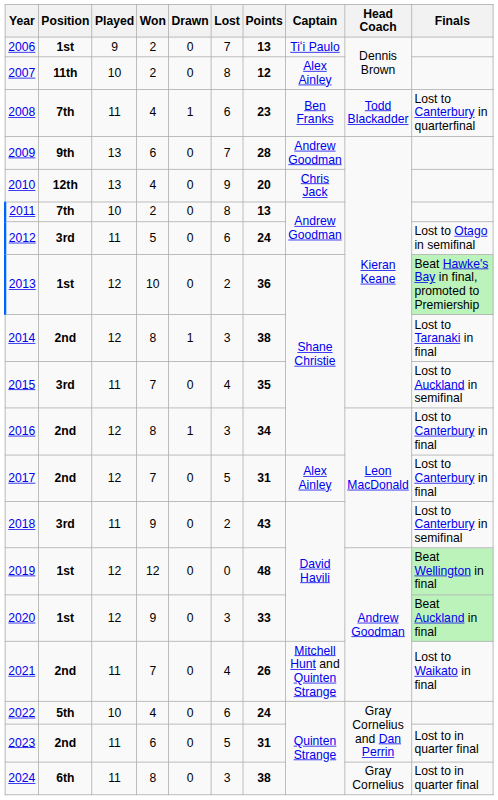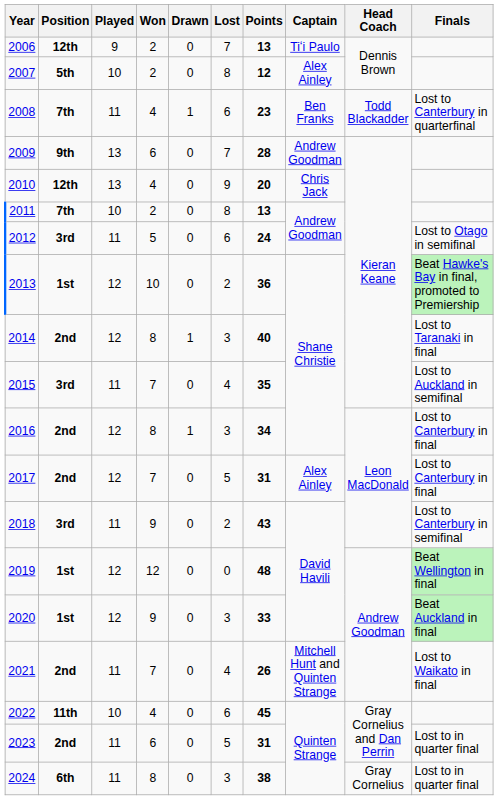(65, 47) 1st -> (65, 47) 12th
(65, 73) 11th -> (65, 73) 5th
(264, 338) 38 -> (264, 338) 40
(65, 712) 5th -> (65, 712) 11th
(264, 712) 24 -> (264, 712) 45
